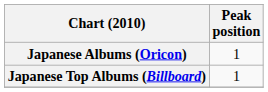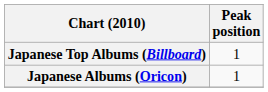rows swapped: (107, 53) <-> (107, 76)
